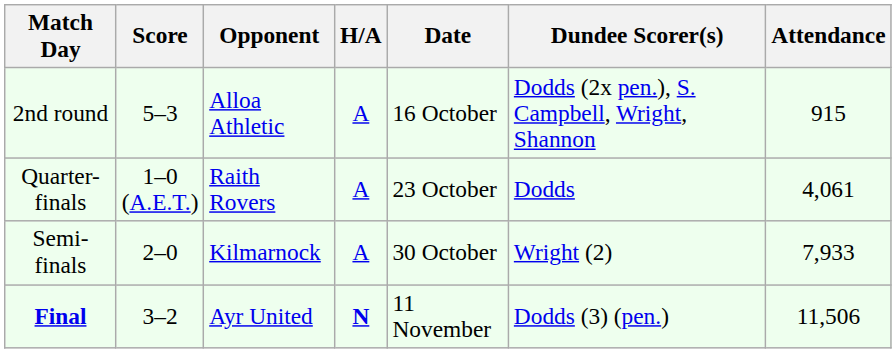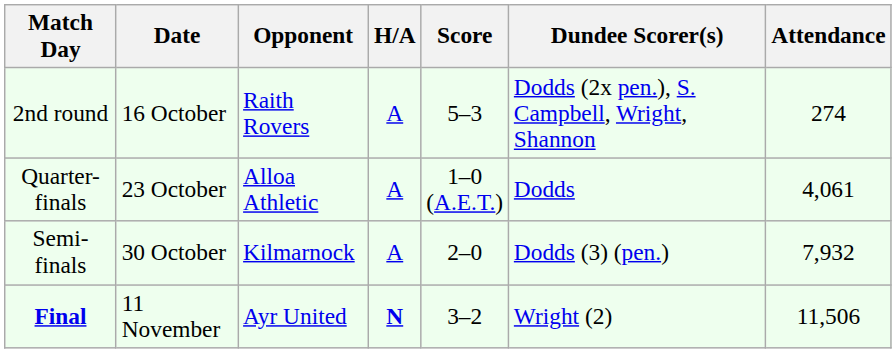columns swapped: (448, 36) <-> (160, 36)
(247, 112) Alloa Athletic -> (276, 112) Raith Rovers
(828, 112) 915 -> (828, 112) 274
(242, 189) Raith Rovers -> (281, 189) Alloa Athletic
(563, 252) Wright (2) -> (591, 252) Dodds (3) (pen.)
(828, 252) 7,933 -> (828, 252) 7,932
(591, 315) Dodds (3) (pen.) -> (563, 315) Wright (2)
